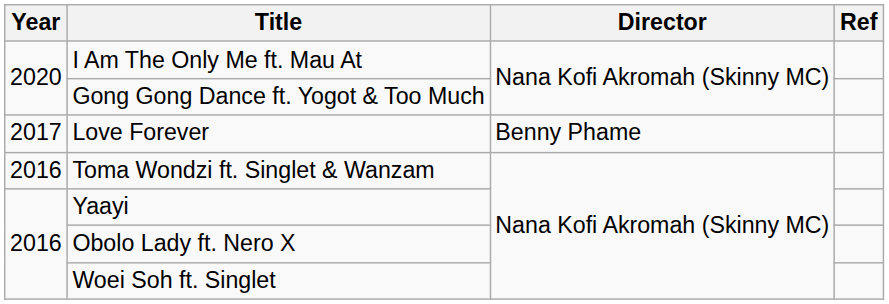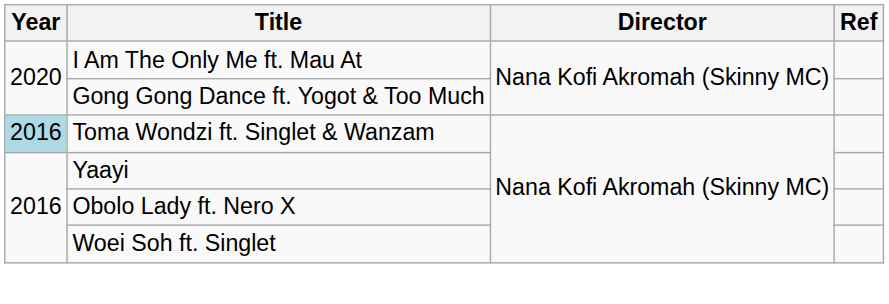- row: (141, 133)
(36, 170) no background -> (36, 133) lightblue background
